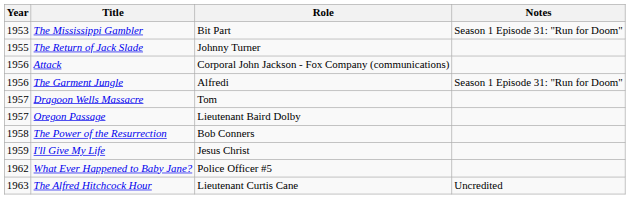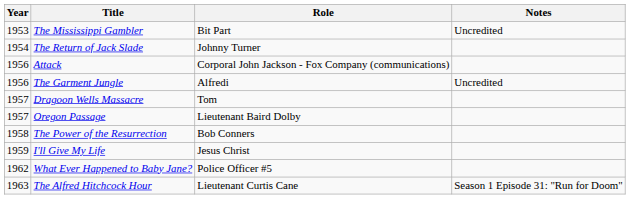(539, 30) Season 1 Episode 31: "Run for Doom" -> (478, 30) Uncredited
(18, 47) 1955 -> (18, 47) 1954
(539, 82) Season 1 Episode 31: "Run for Doom" -> (478, 82) Uncredited
(478, 185) Uncredited -> (539, 185) Season 1 Episode 31: "Run for Doom"
